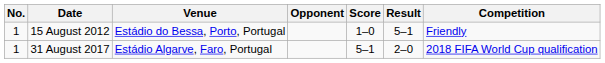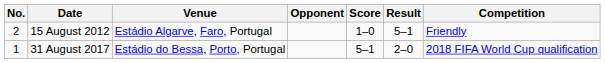(16, 31) 1 -> (16, 31) 2
(200, 31) Estádio do Bessa, Porto, Portugal -> (193, 31) Estádio Algarve, Faro, Portugal
(193, 49) Estádio Algarve, Faro, Portugal -> (200, 49) Estádio do Bessa, Porto, Portugal
